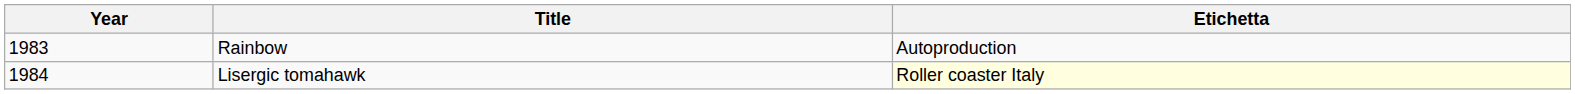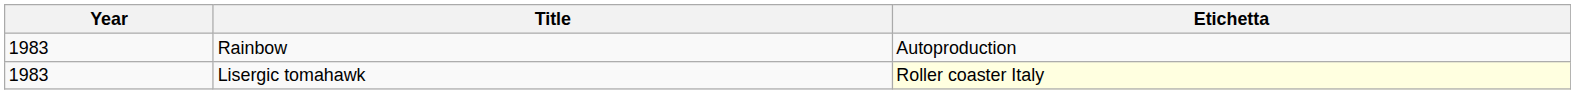(29, 75) 1984 -> (29, 75) 1983
